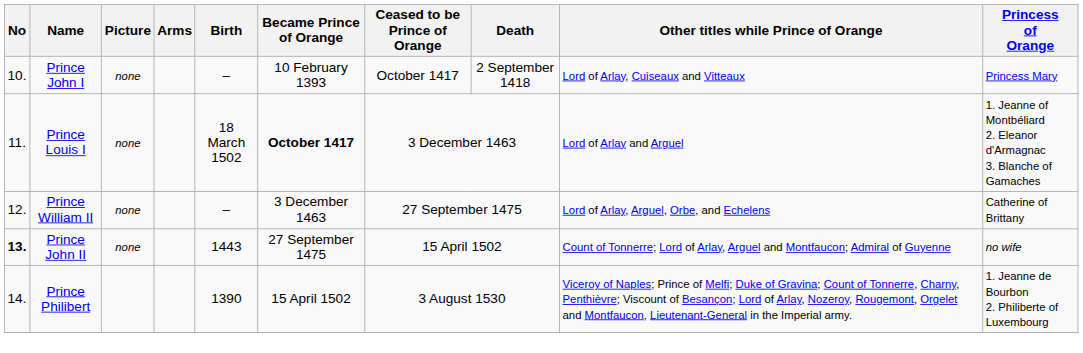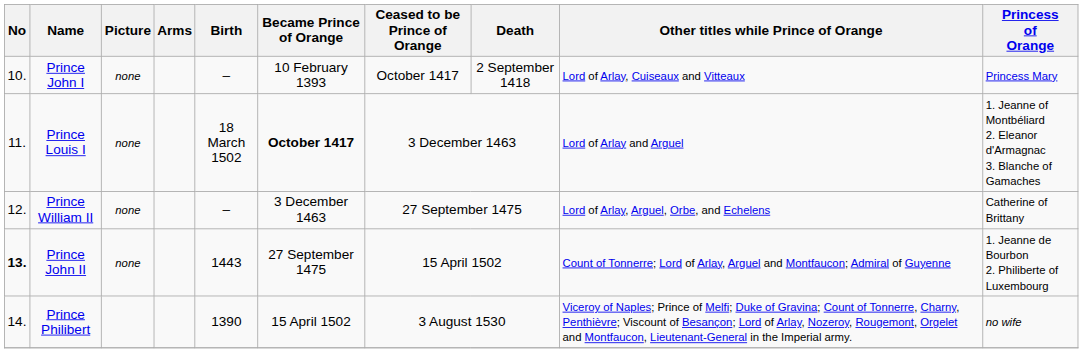(1004, 247) no wife -> (1022, 263) 1. Jeanne de Bourbon 2. Philiberte of Luxembourg
(1022, 299) 1. Jeanne de Bourbon 2. Philiberte of Luxembourg -> (1004, 322) no wife
